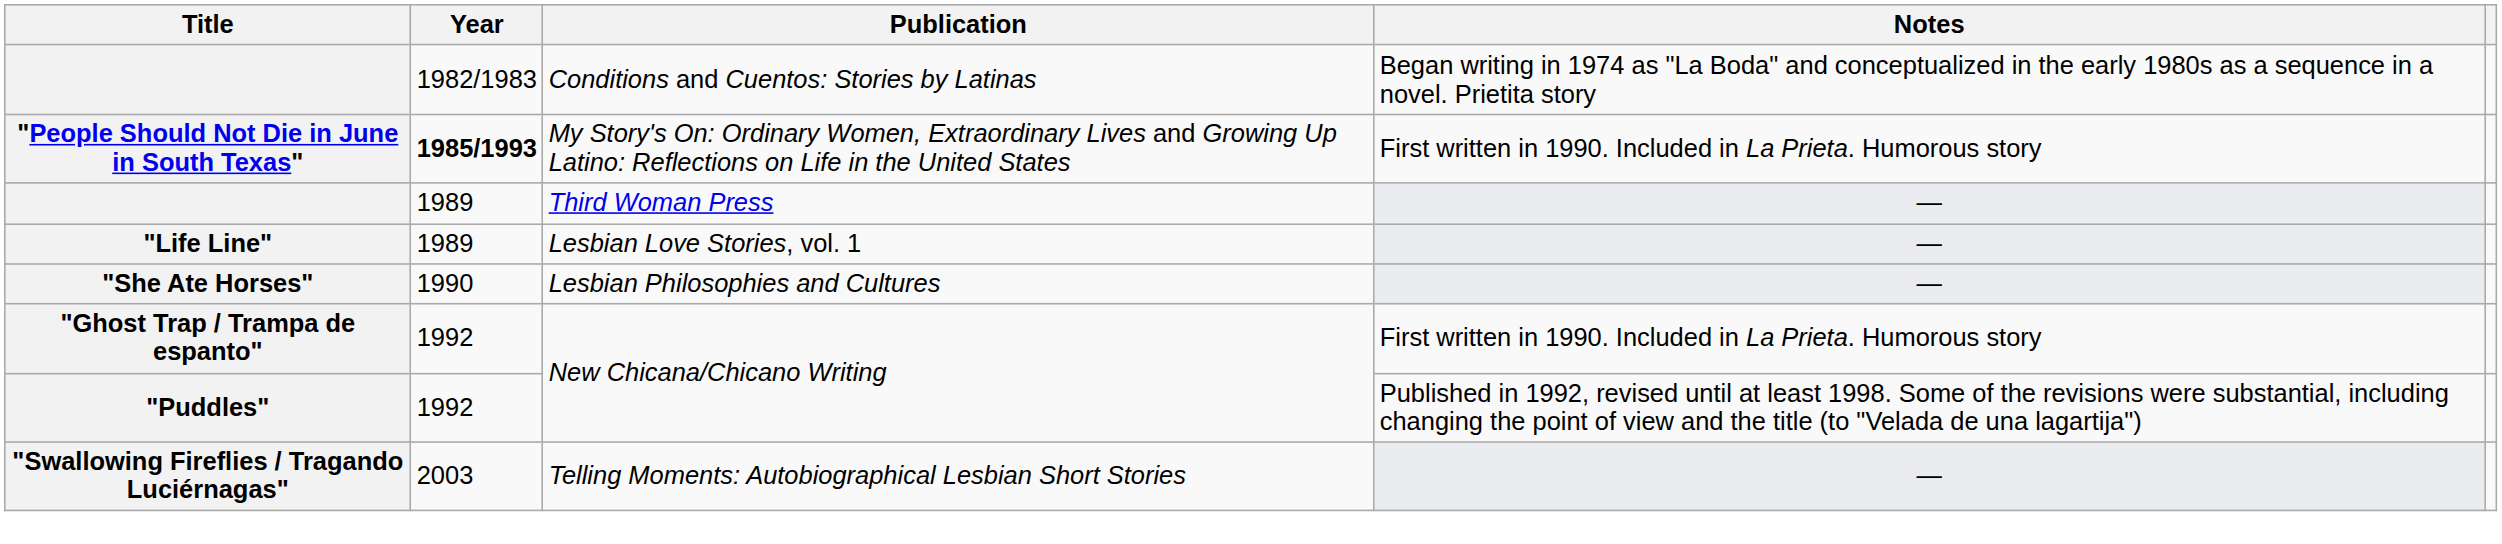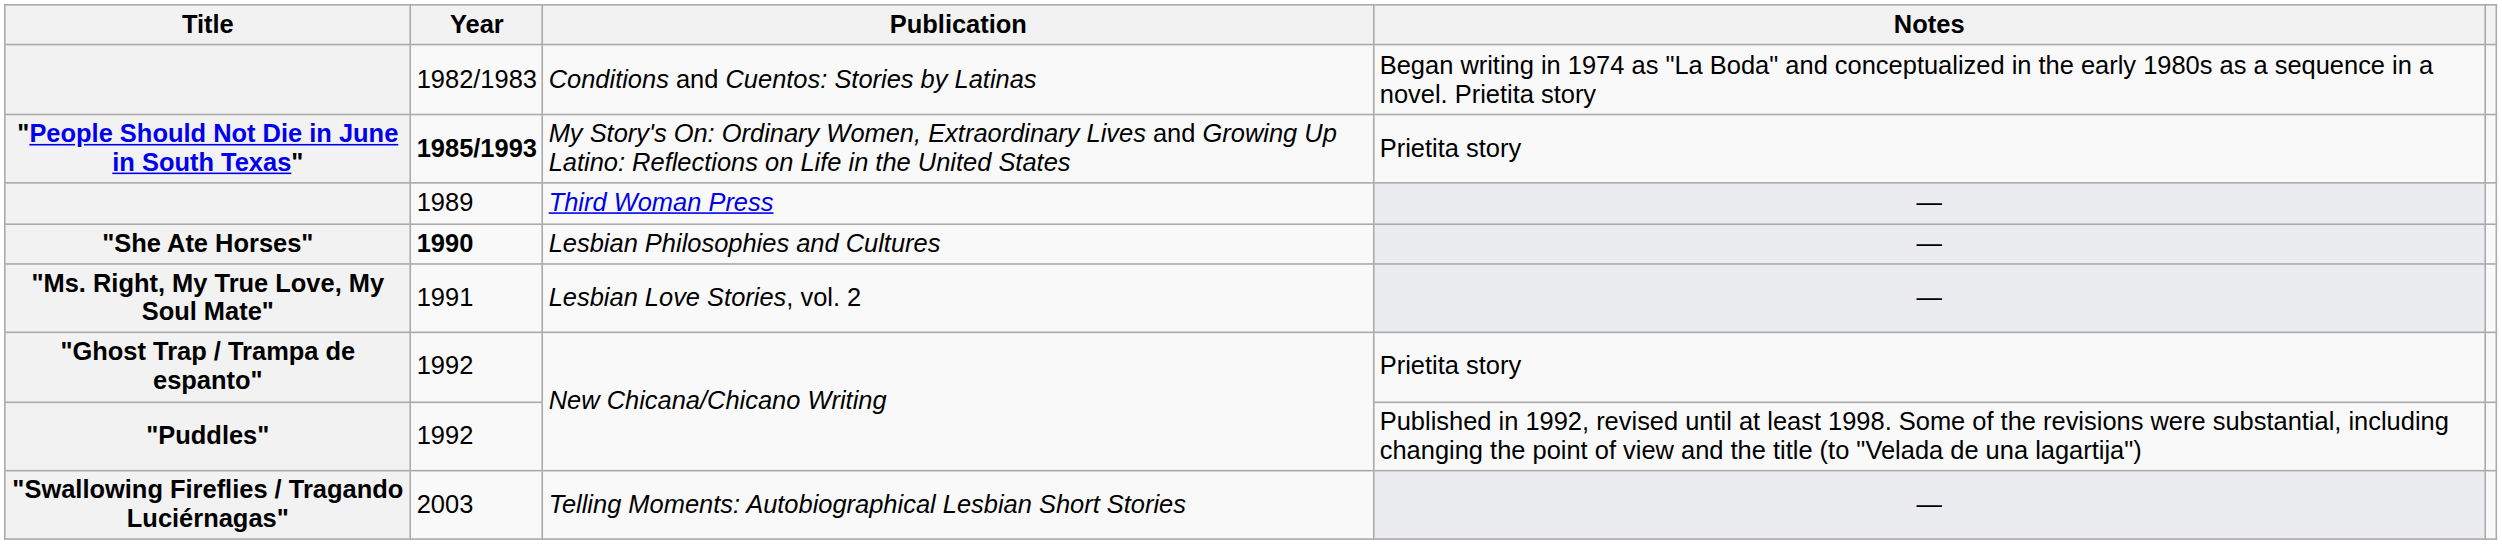(1711, 148) First written in 1990. Included in La Prieta. Humorous story -> (1450, 148) Prietita story
- row: (208, 243)
(445, 283) normal -> (445, 243) bold
+ row: (208, 297)
(1711, 338) First written in 1990. Included in La Prieta. Humorous story -> (1450, 366) Prietita story
